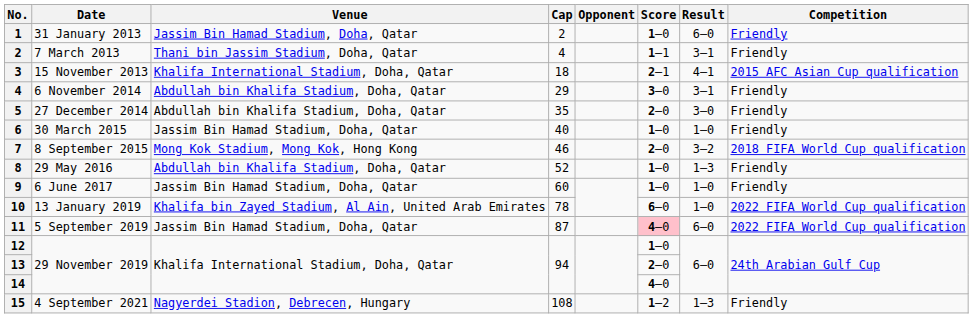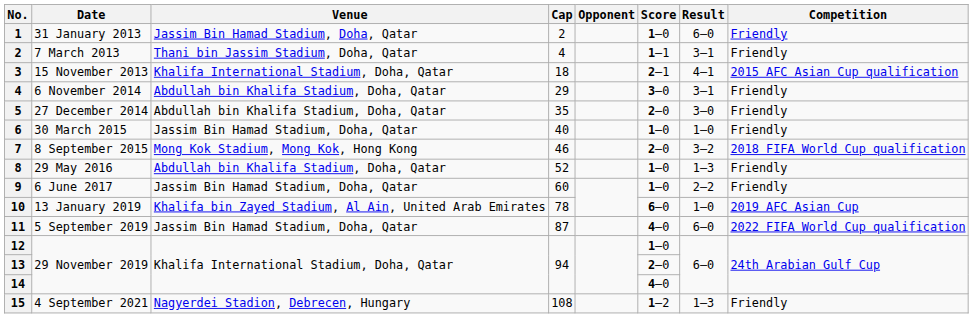(703, 188) 1–0 -> (703, 188) 2–2
(848, 207) 2022 FIFA World Cup qualification -> (795, 207) 2019 AFC Asian Cup
(659, 226) pink background -> (659, 226) no background
